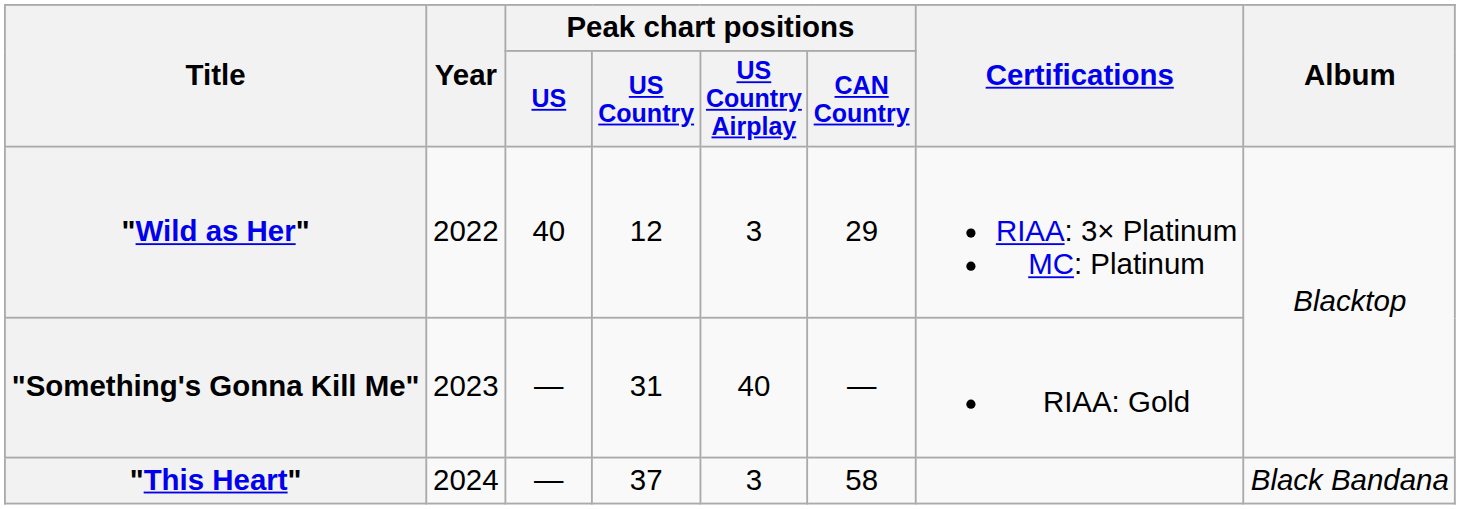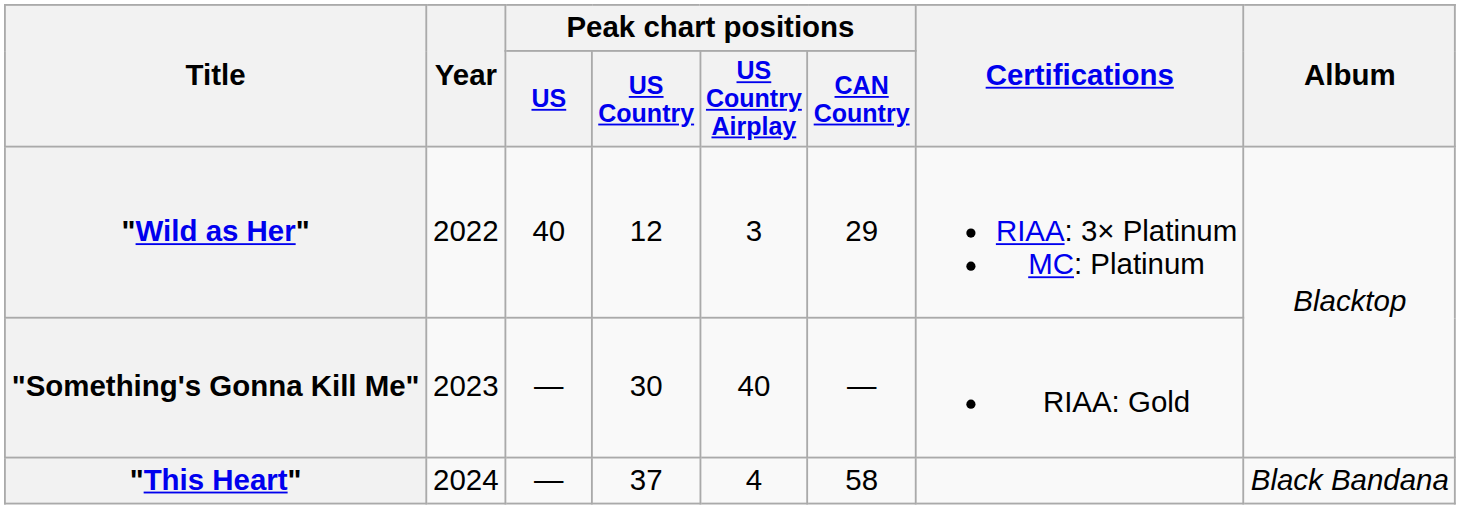(646, 386) 31 -> (646, 386) 30
(754, 479) 3 -> (754, 479) 4
